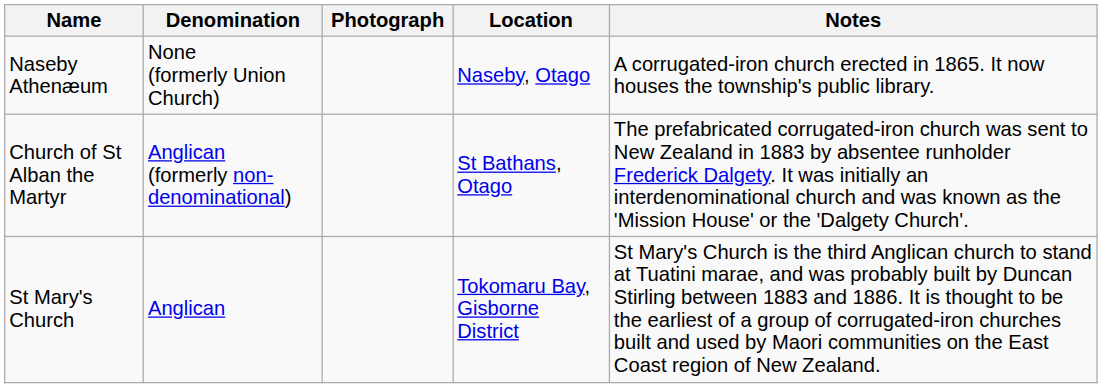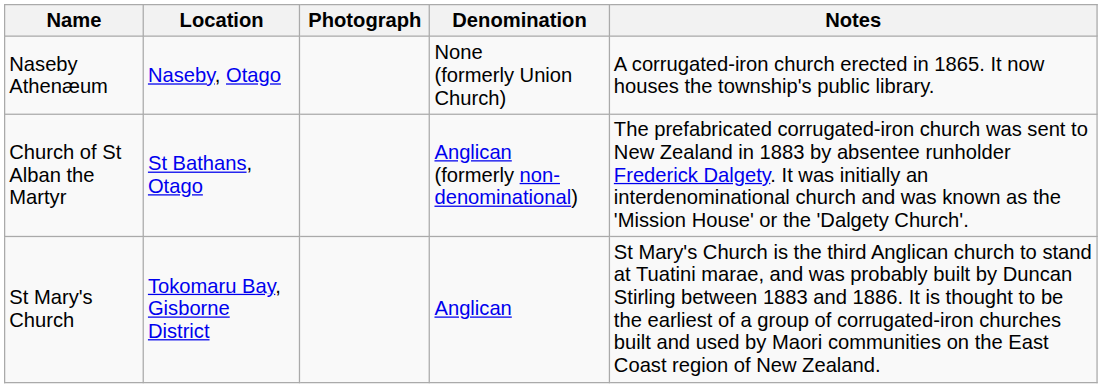columns swapped: (531, 20) <-> (233, 20)
